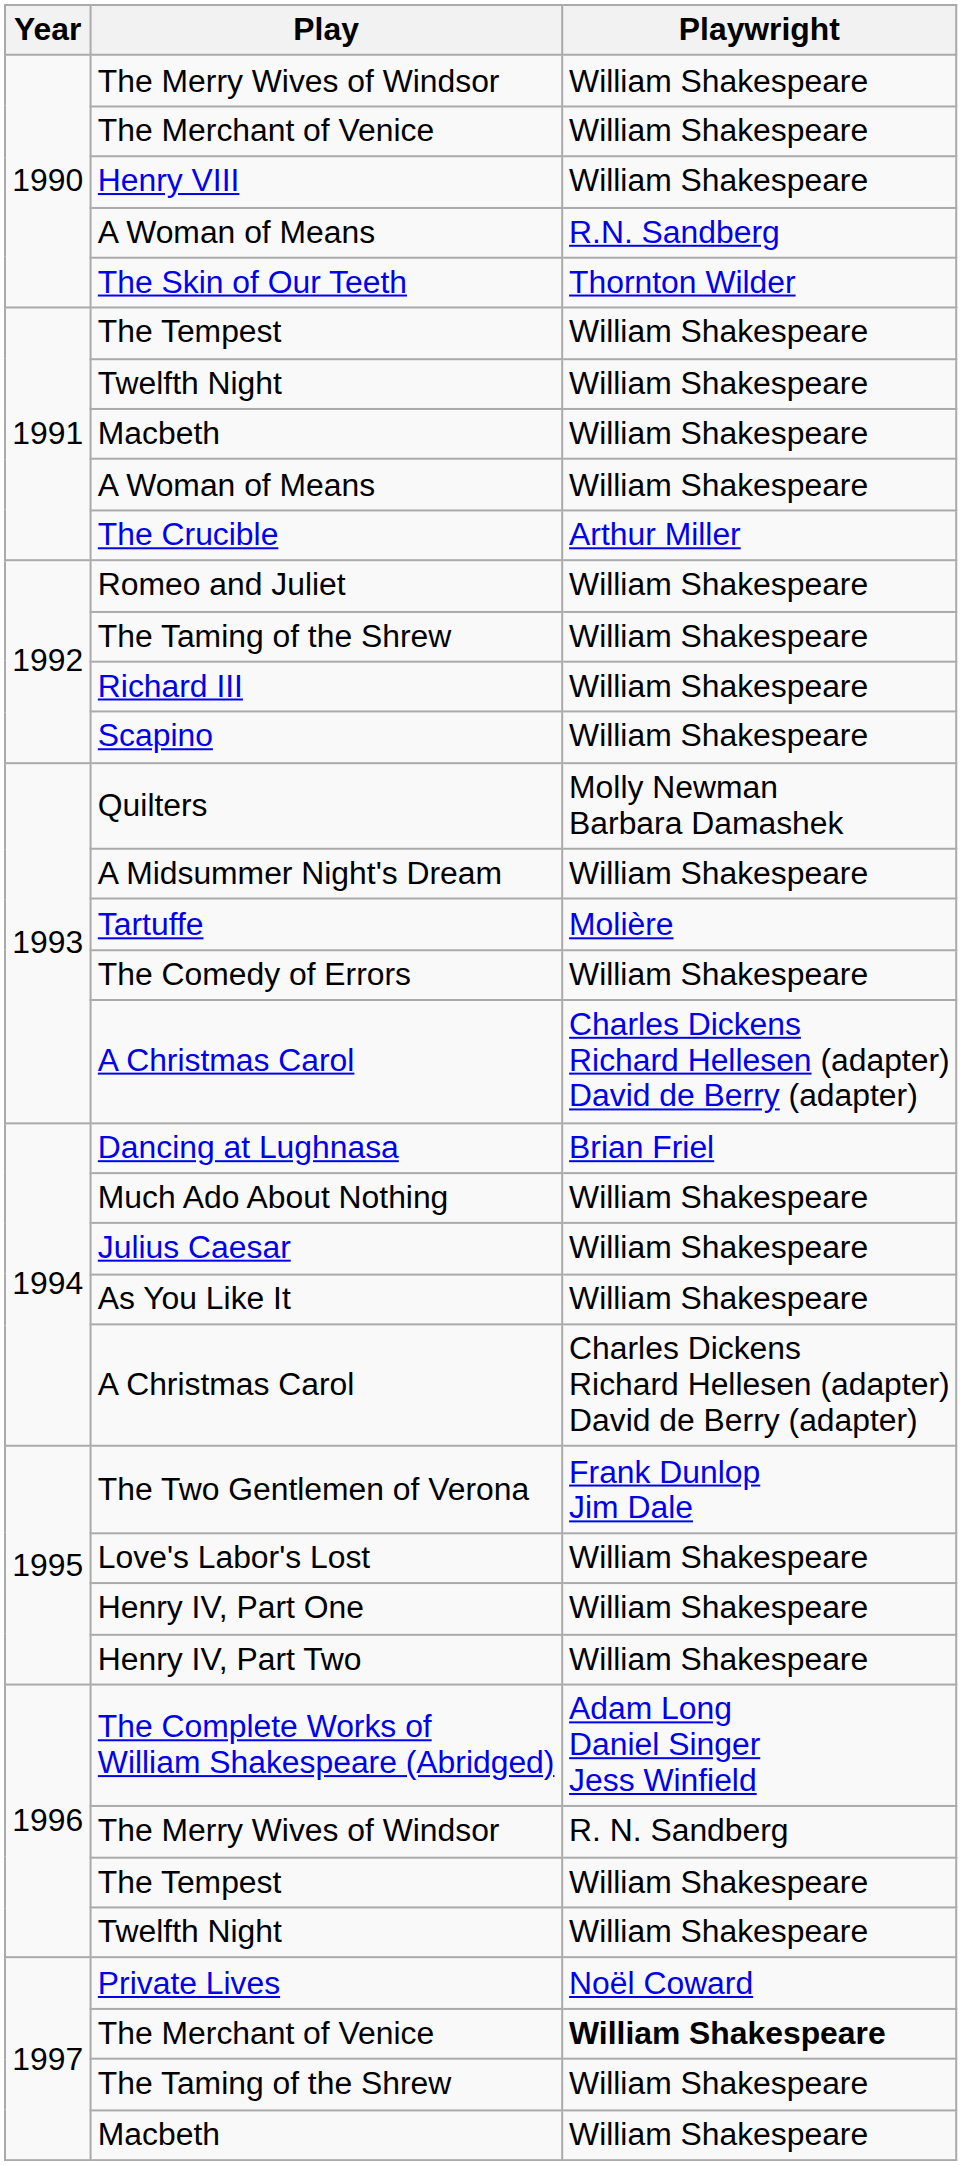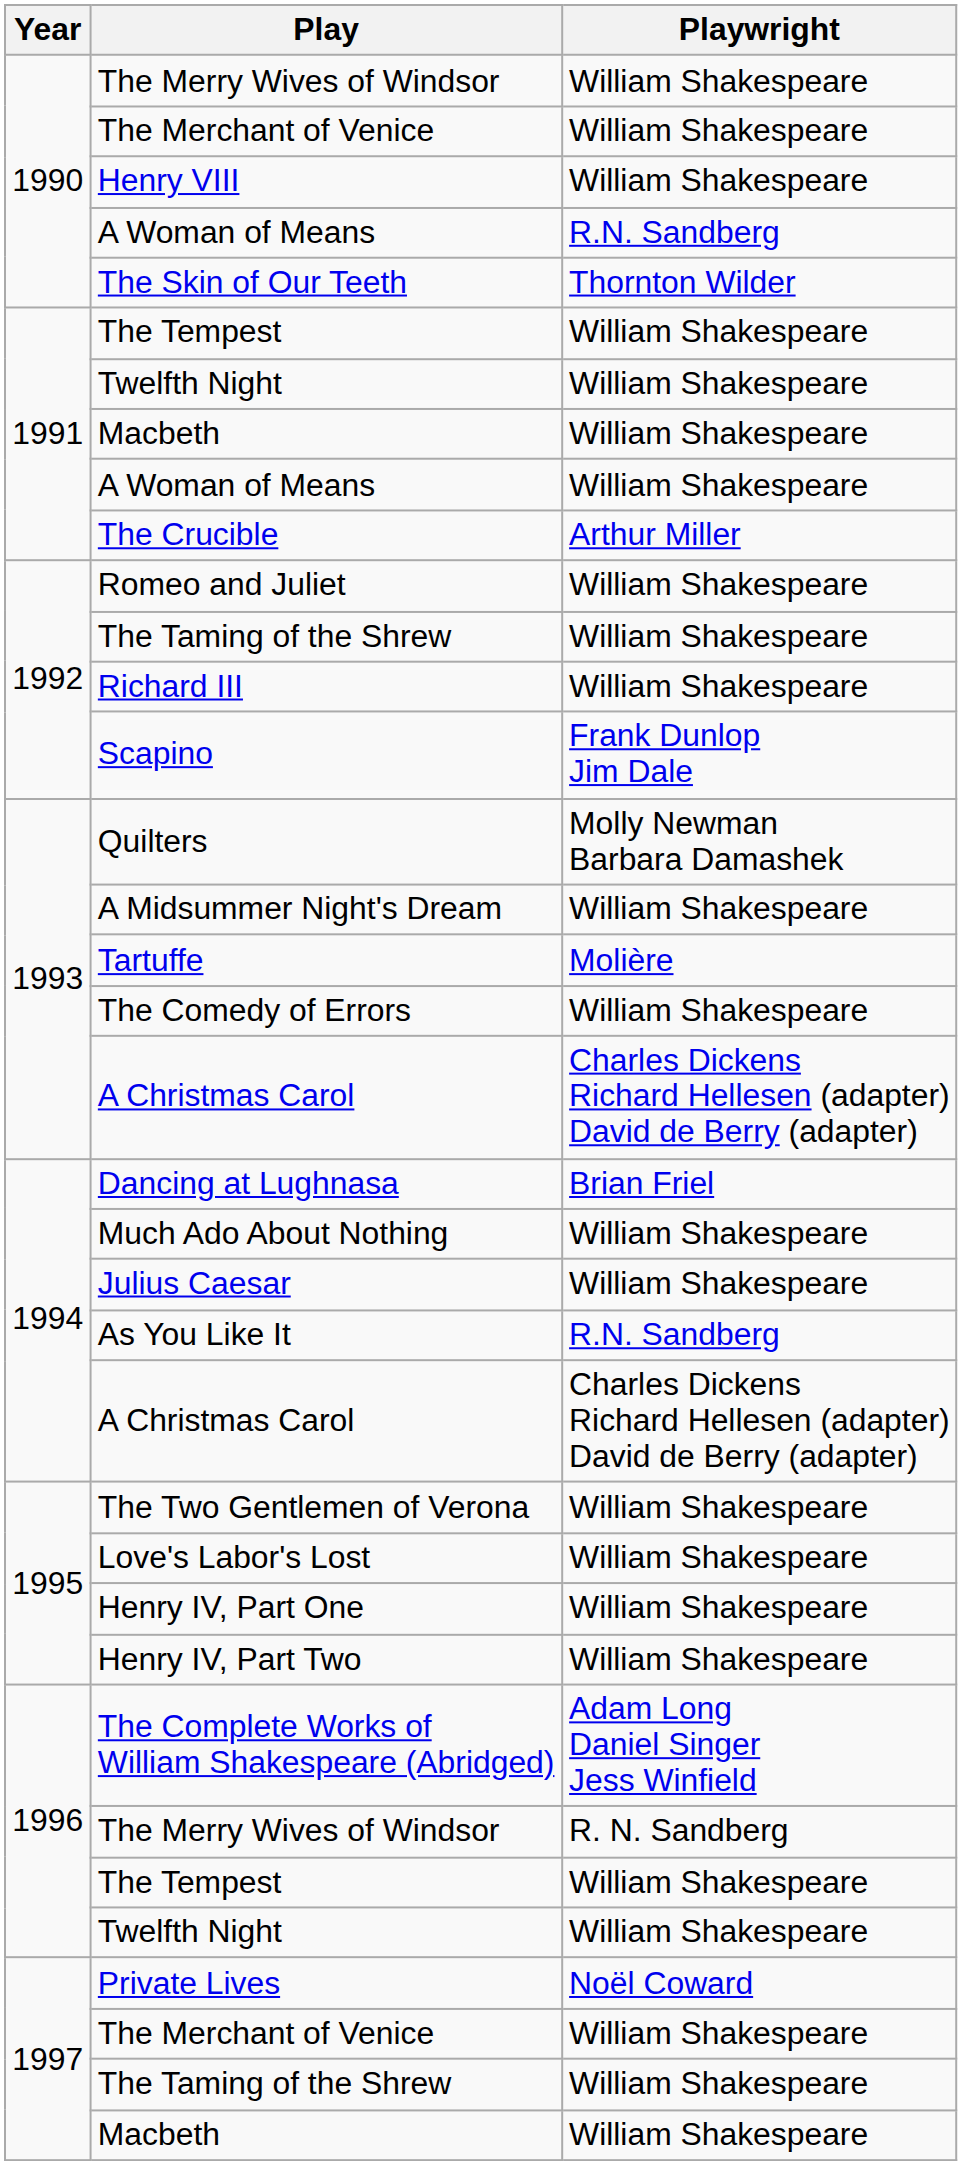(719, 736) William Shakespeare -> (665, 754) Frank Dunlop Jim Dale
(719, 1298) William Shakespeare -> (674, 1334) R.N. Sandberg
(665, 1489) Frank Dunlop Jim Dale -> (719, 1507) William Shakespeare
(727, 2033) bold -> (719, 2033) normal
